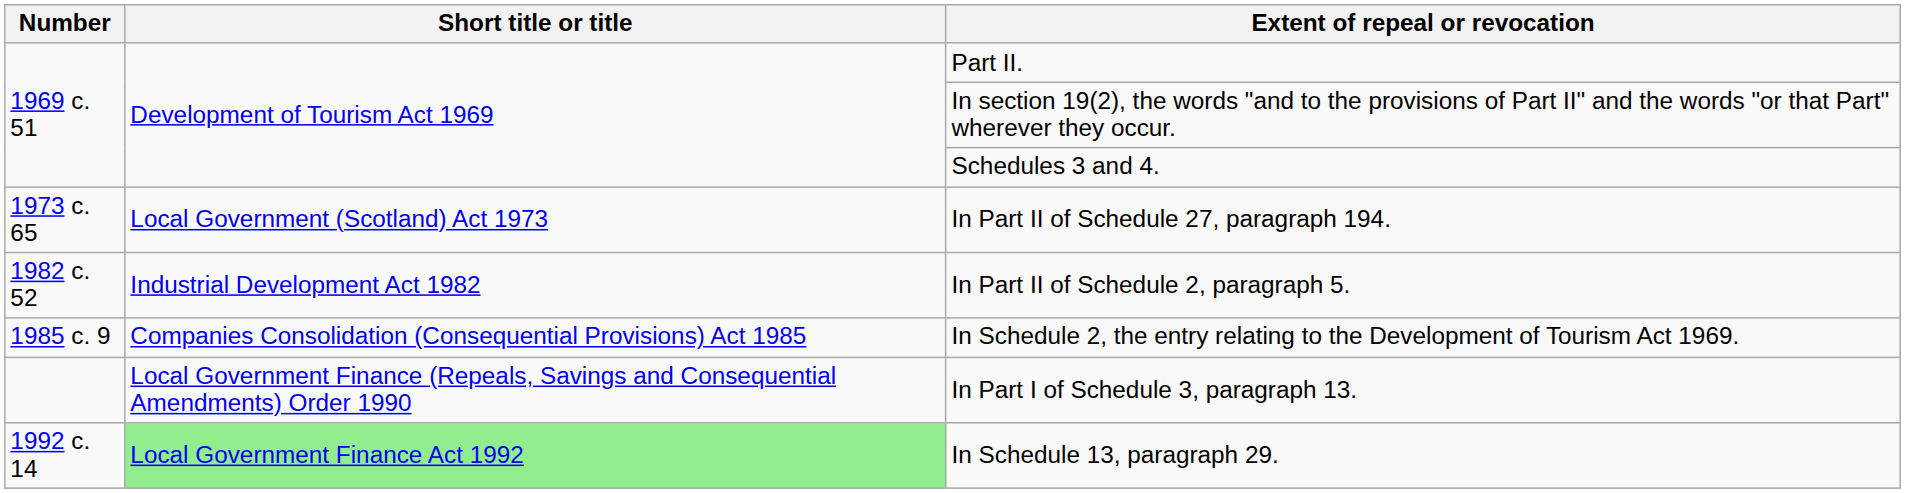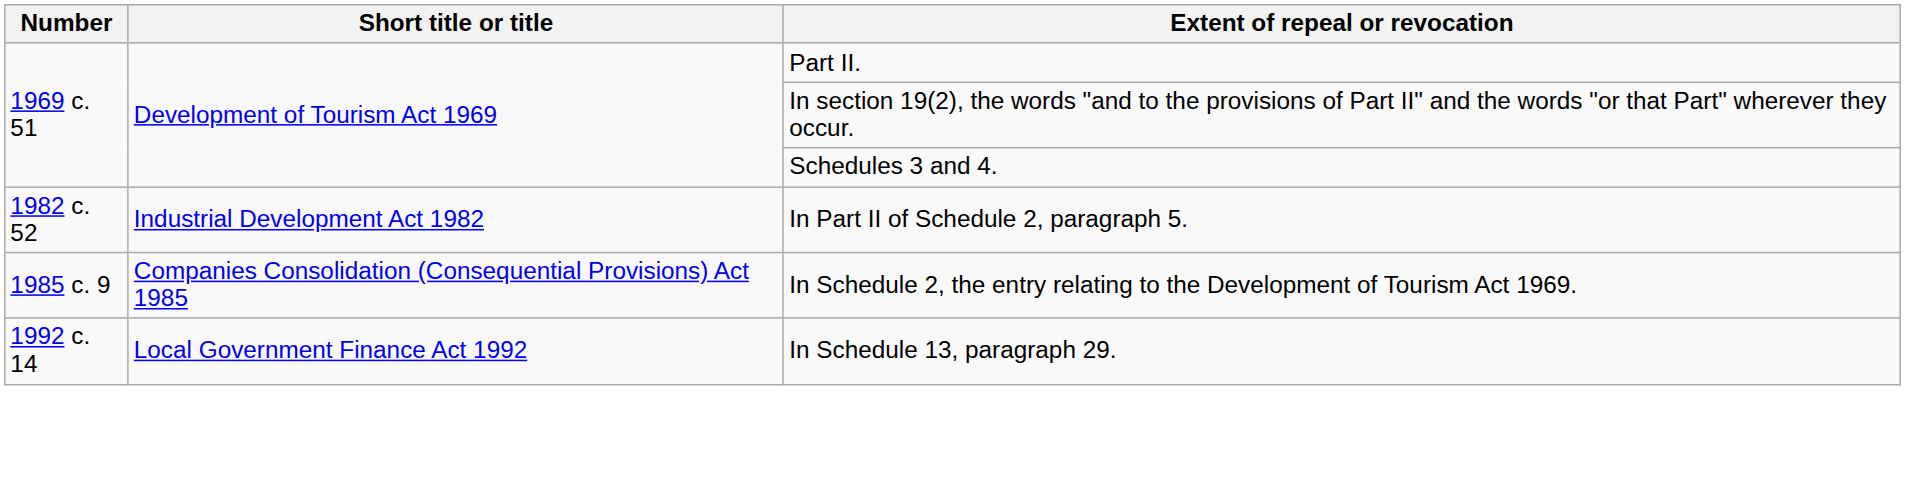- row: (1171, 219)
- row: (1154, 389)
(327, 455) lightgreen background -> (331, 350) no background
